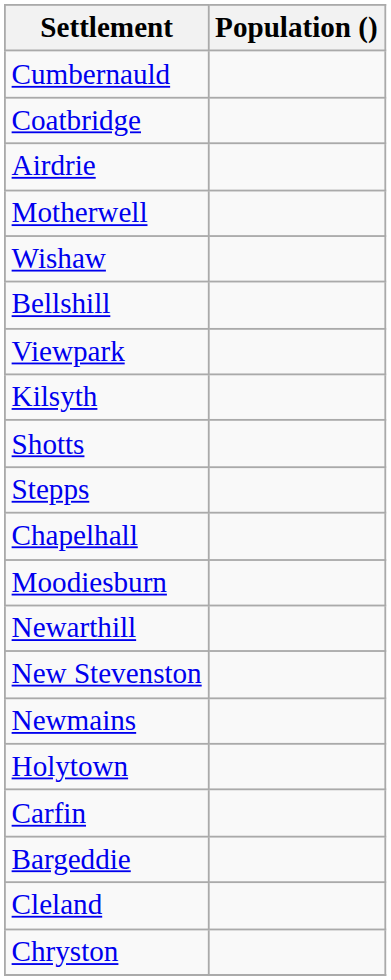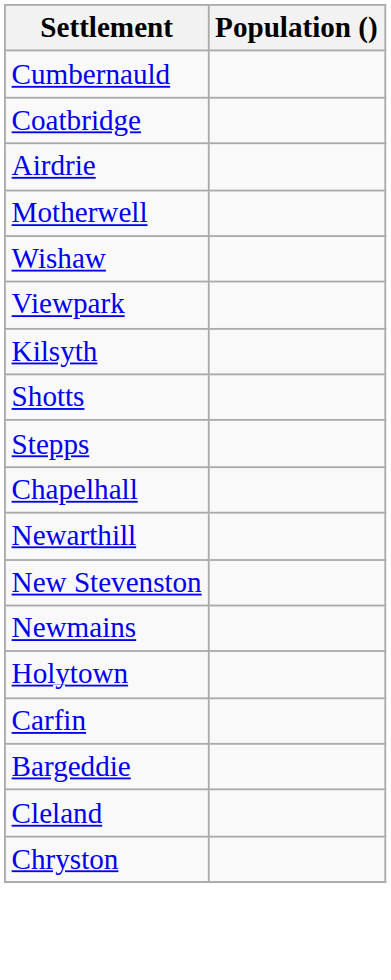- row: (61, 304)
- row: (89, 581)
